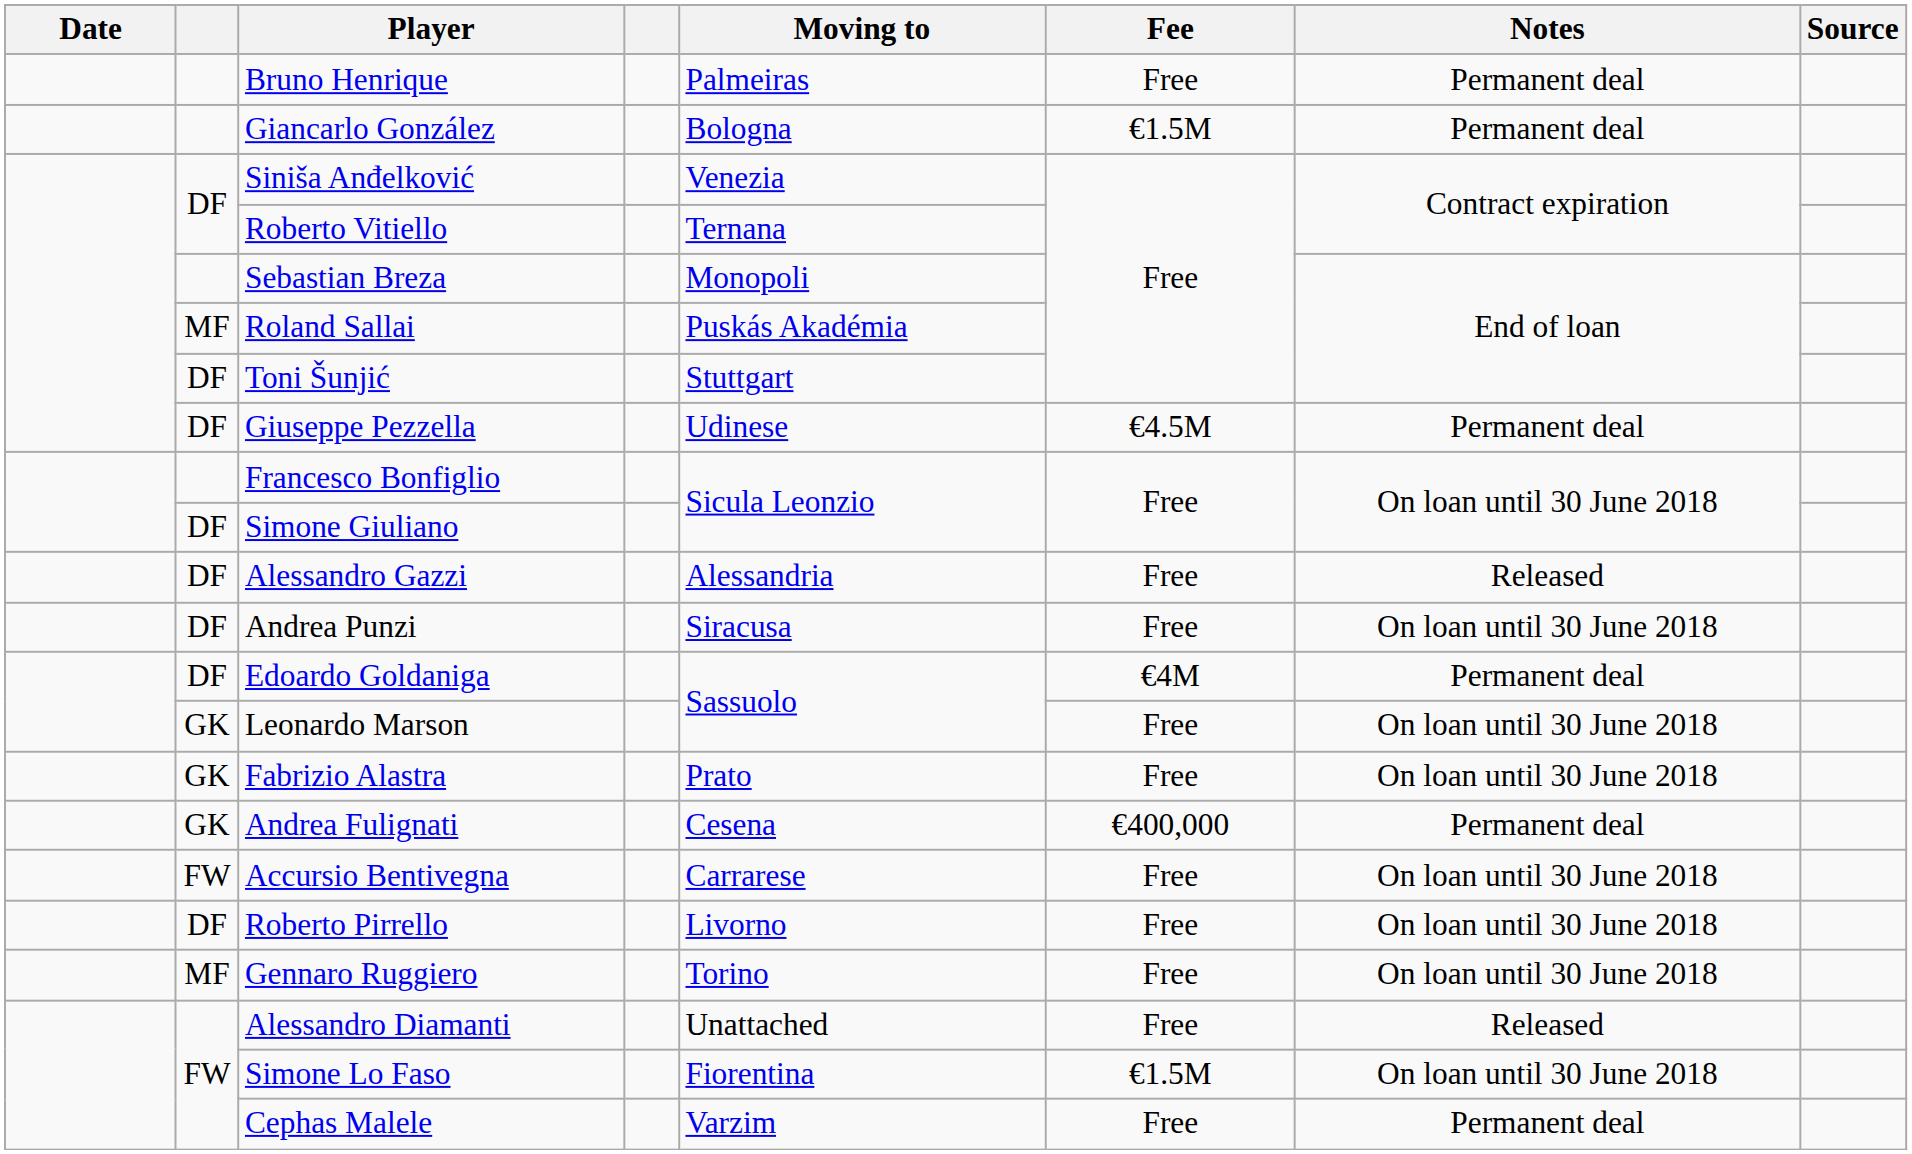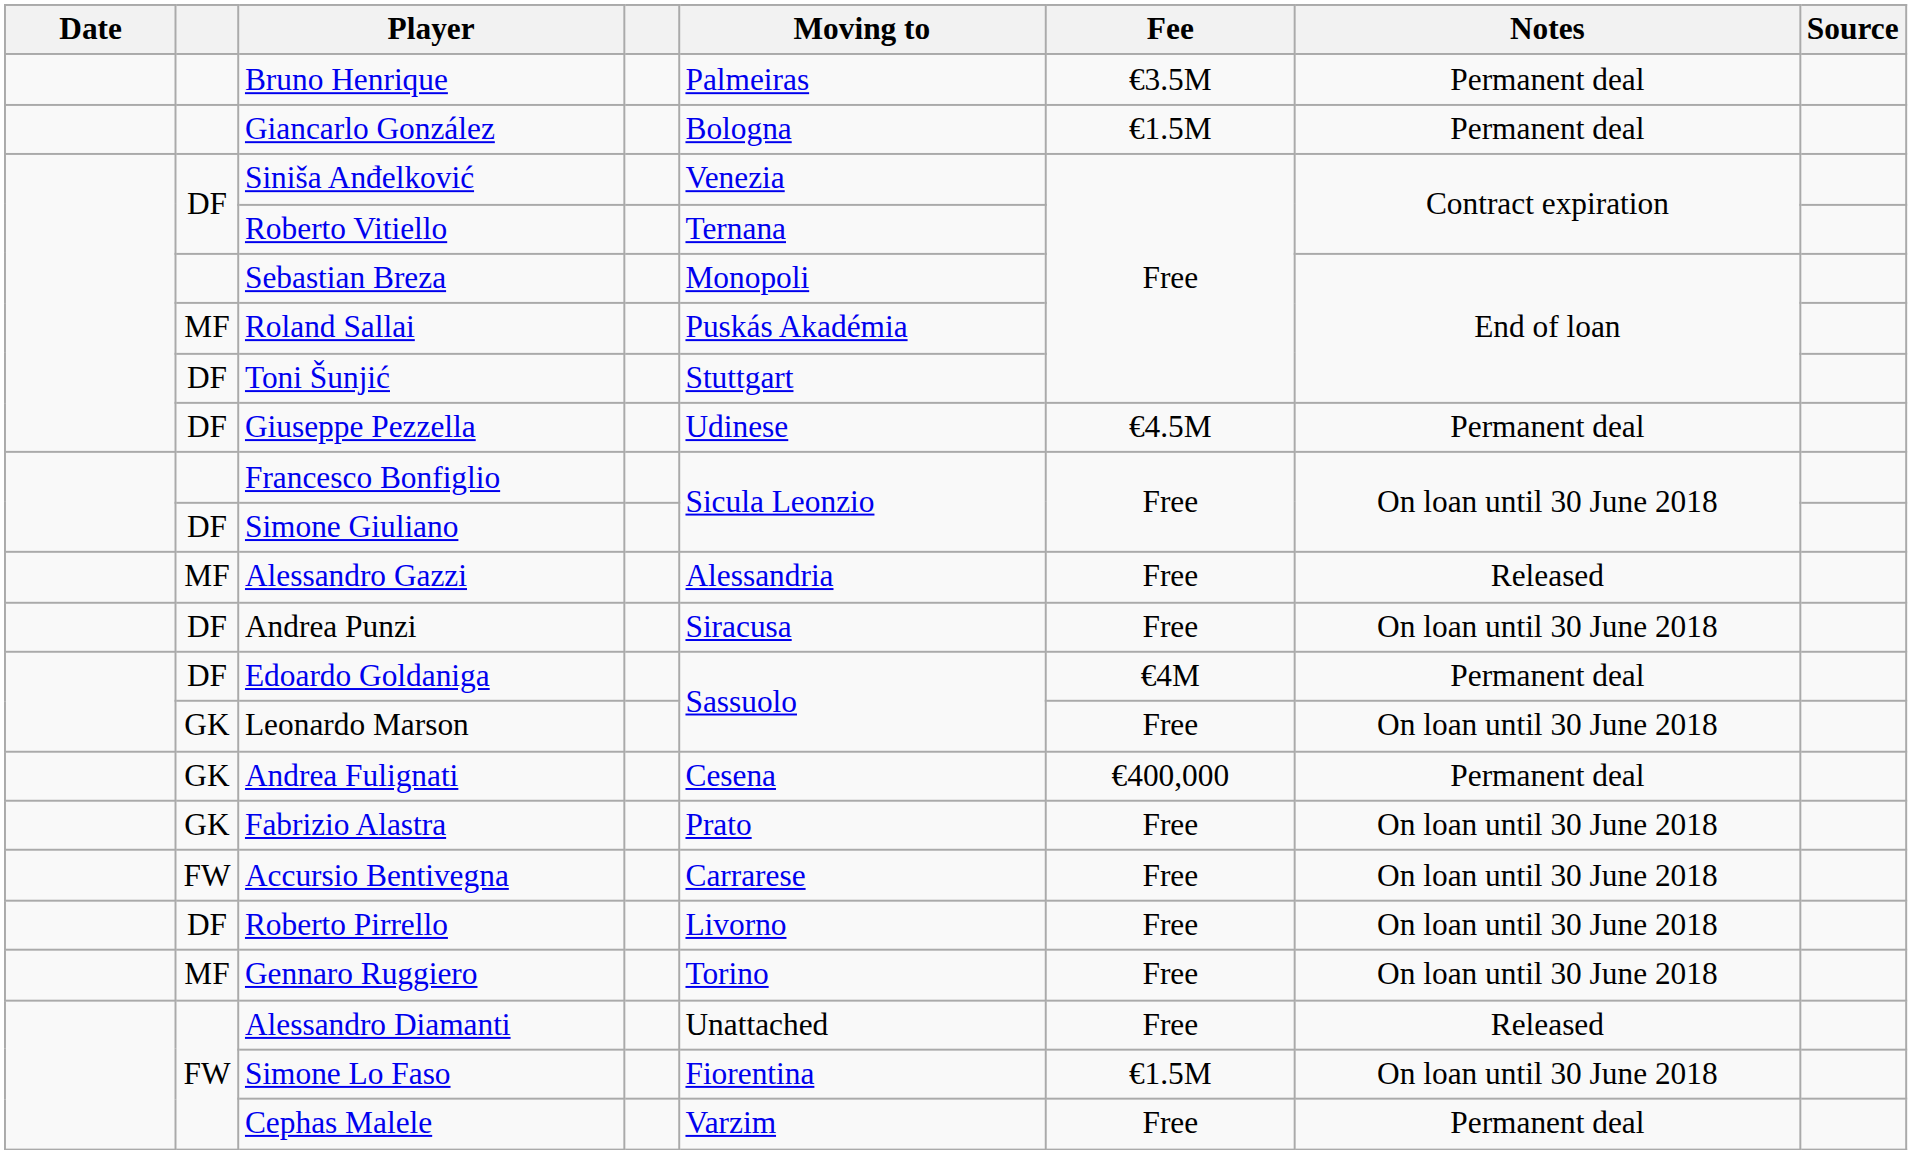(1170, 79) Free -> (1170, 79) €3.5M
(207, 576) DF -> (207, 576) MF
rows swapped: (352, 825) <-> (346, 775)
